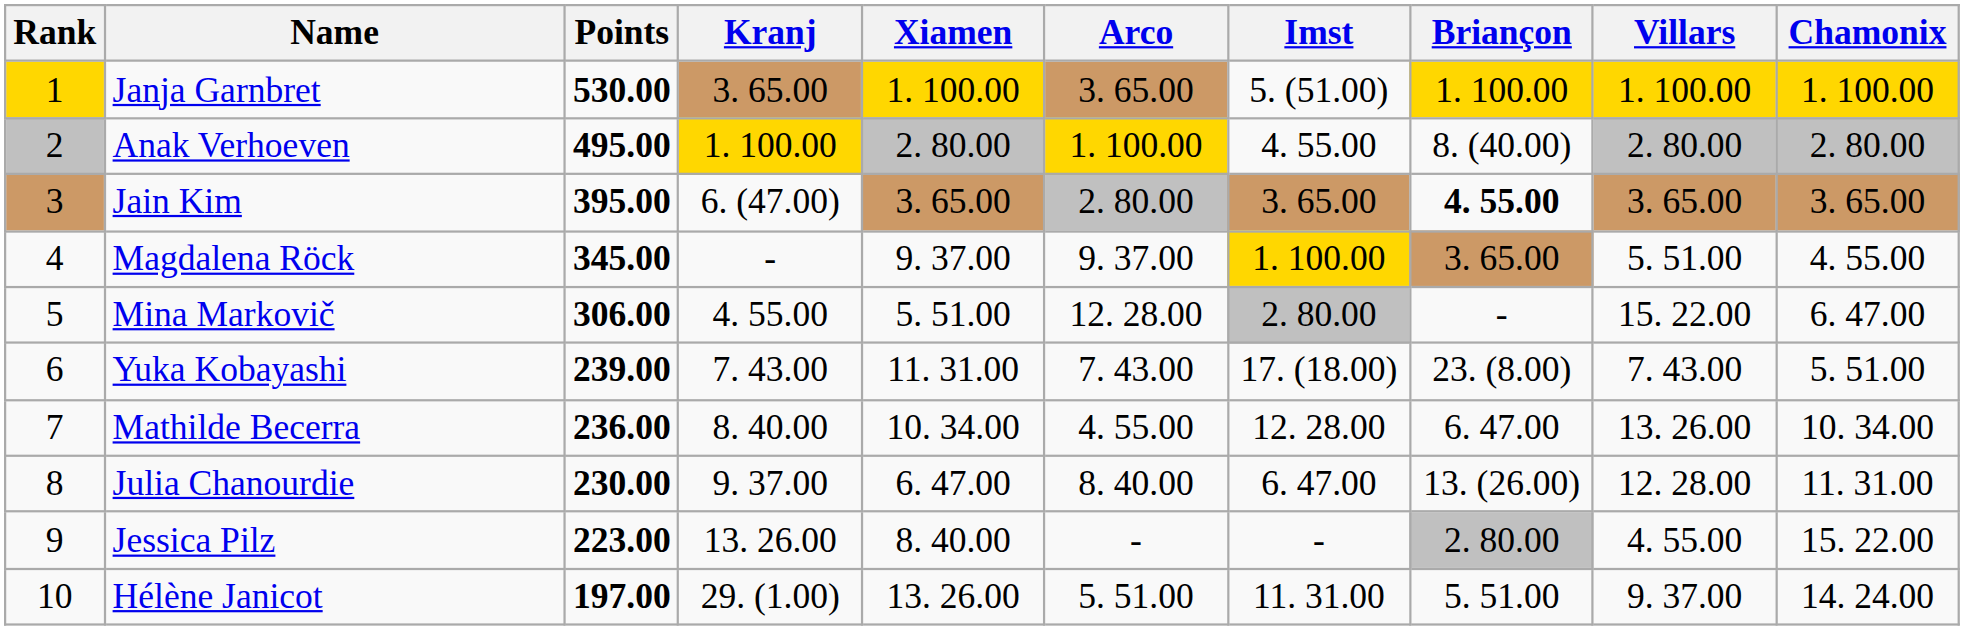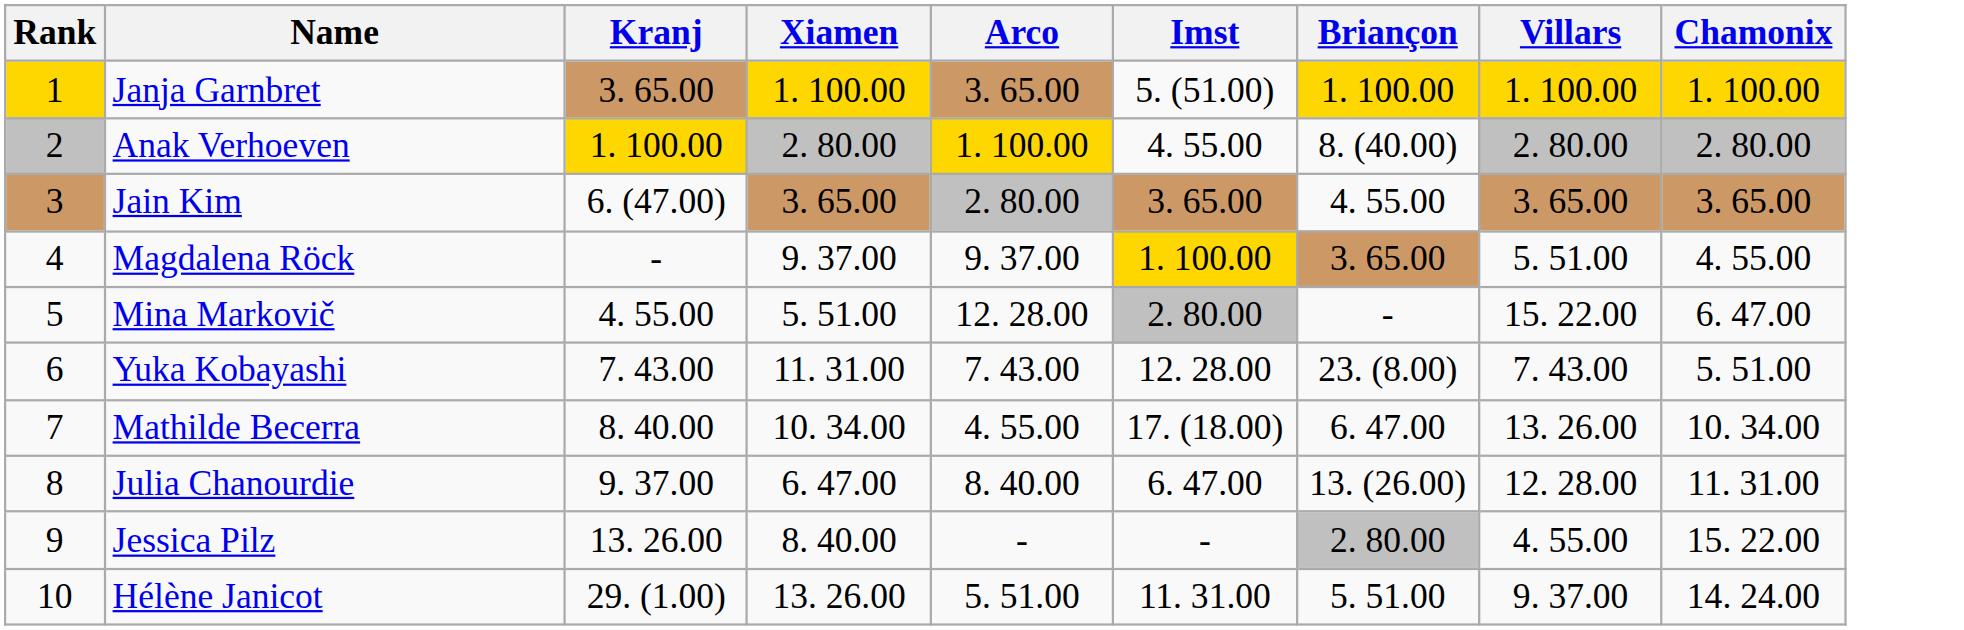- column: (622, 32)
(1502, 201) bold -> (1388, 201) normal
(1319, 370) 17. (18.00) -> (1205, 370) 12. 28.00
(1319, 426) 12. 28.00 -> (1205, 426) 17. (18.00)
